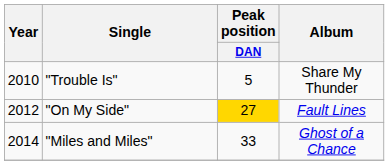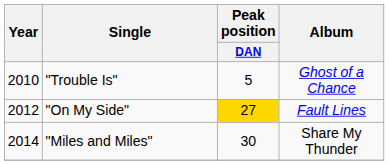(331, 80) Share My Thunder -> (331, 80) Ghost of a Chance
(248, 141) 33 -> (248, 141) 30
(331, 141) Ghost of a Chance -> (331, 141) Share My Thunder
